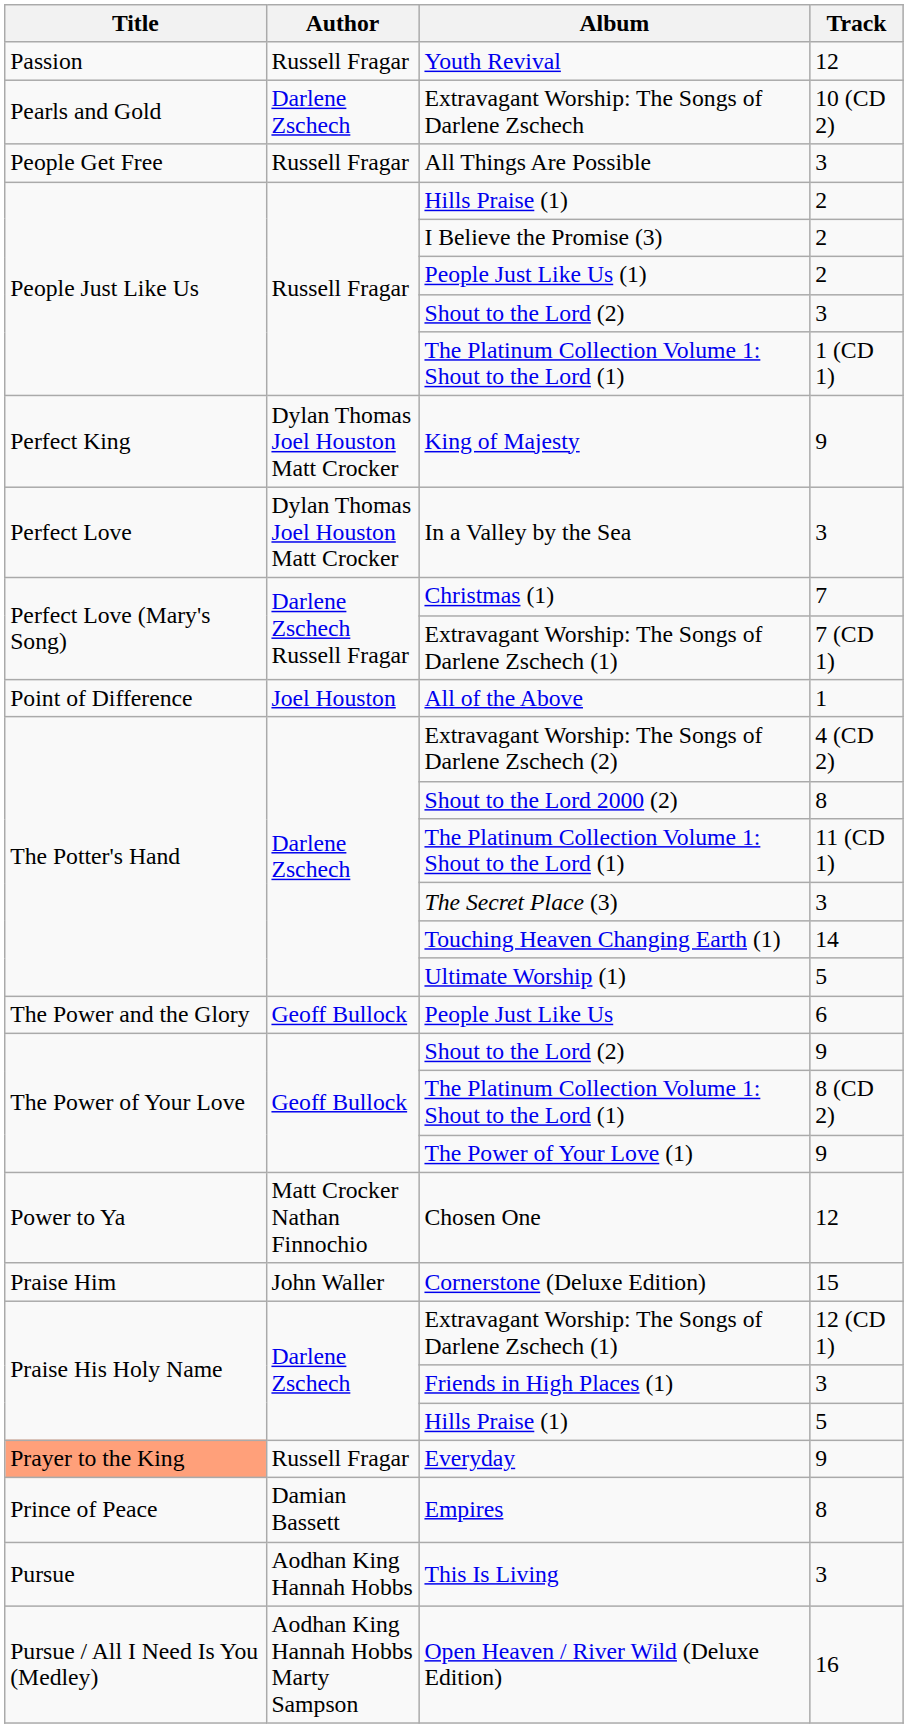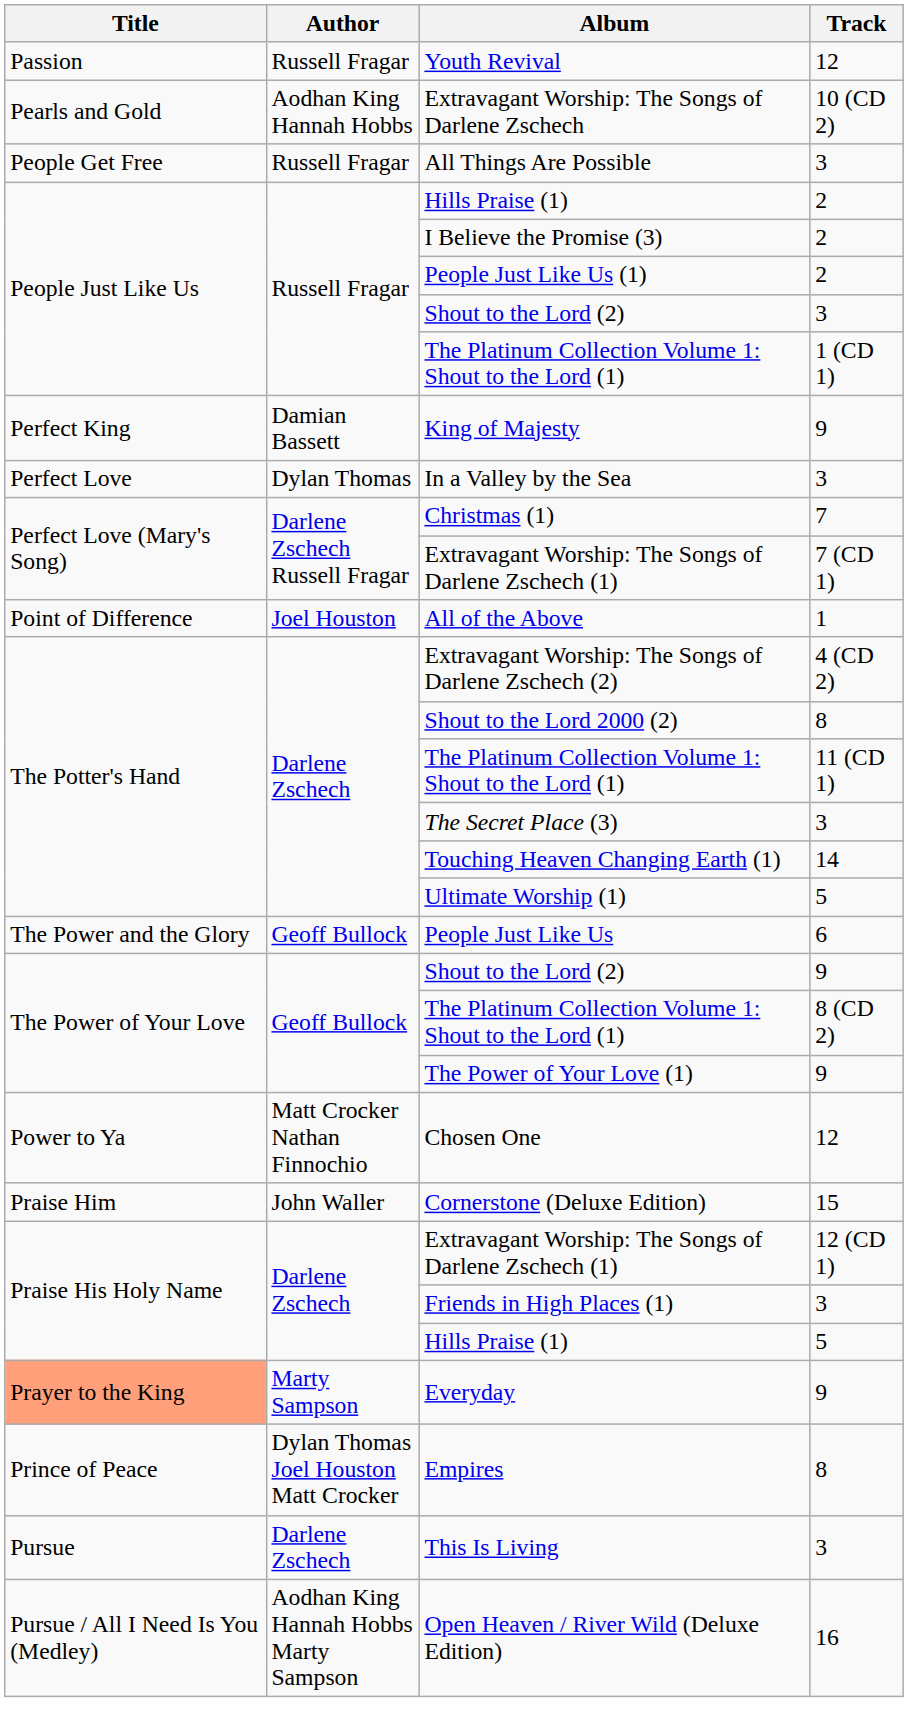(311, 111) Darlene Zschech -> (342, 111) Aodhan King Hannah Hobbs
(341, 441) Dylan Thomas Joel Houston Matt Crocker -> (309, 427) Damian Bassett
(341, 532) Dylan Thomas Joel Houston Matt Crocker -> (341, 478) Dylan Thomas
(340, 1458) Russell Fragar -> (315, 1392) Marty Sampson
(309, 1509) Damian Bassett -> (341, 1469) Dylan Thomas Joel Houston Matt Crocker
(342, 1573) Aodhan King Hannah Hobbs -> (311, 1547) Darlene Zschech
